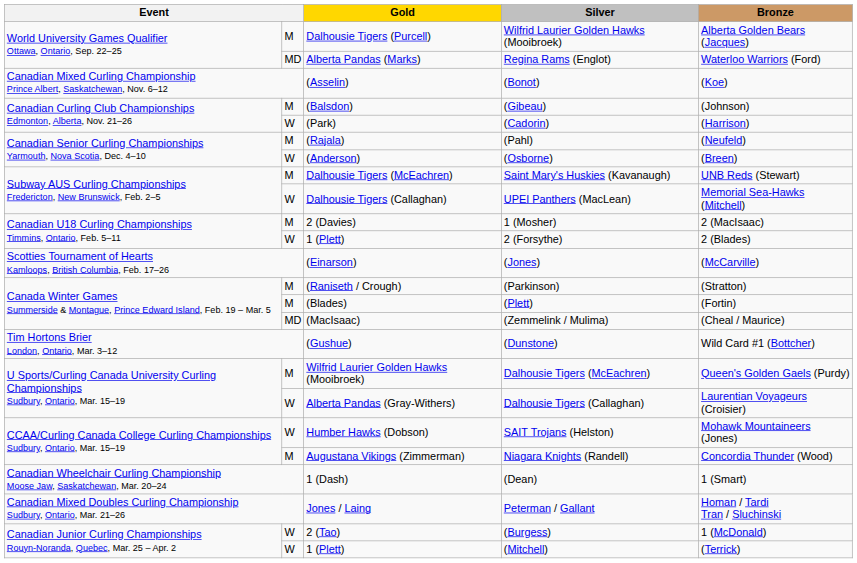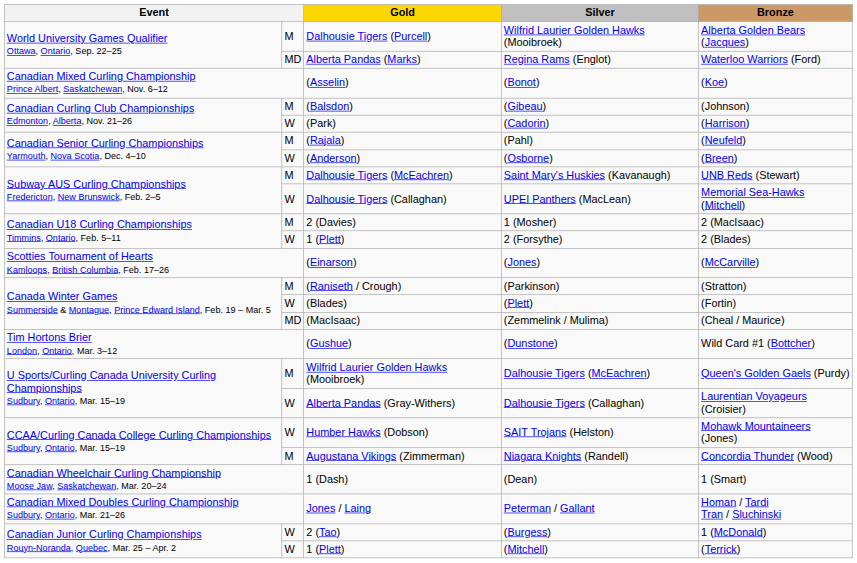(289, 303) M -> (290, 303) W
